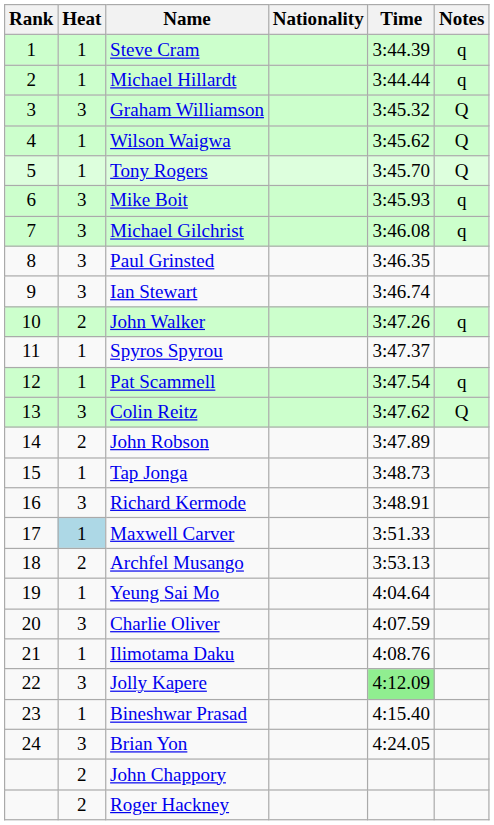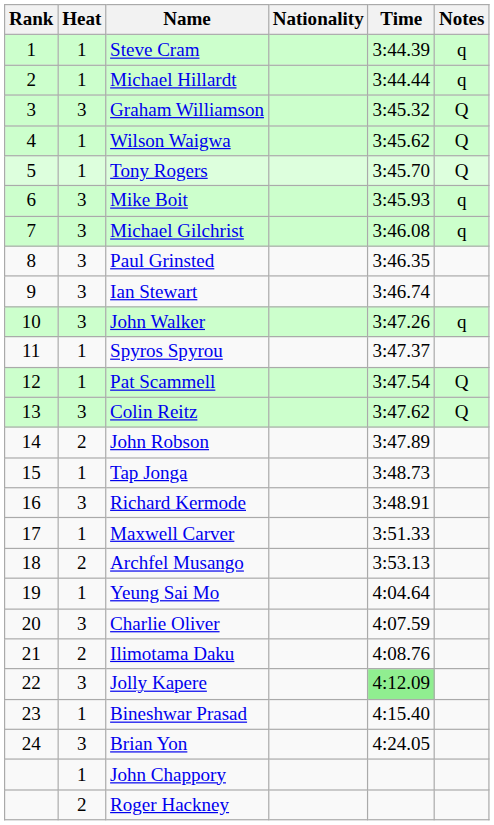(82, 321) 2 -> (82, 321) 3
(462, 381) q -> (462, 381) Q
(82, 532) lightblue background -> (82, 532) no background
(82, 653) 1 -> (82, 653) 2
(82, 774) 2 -> (82, 774) 1
